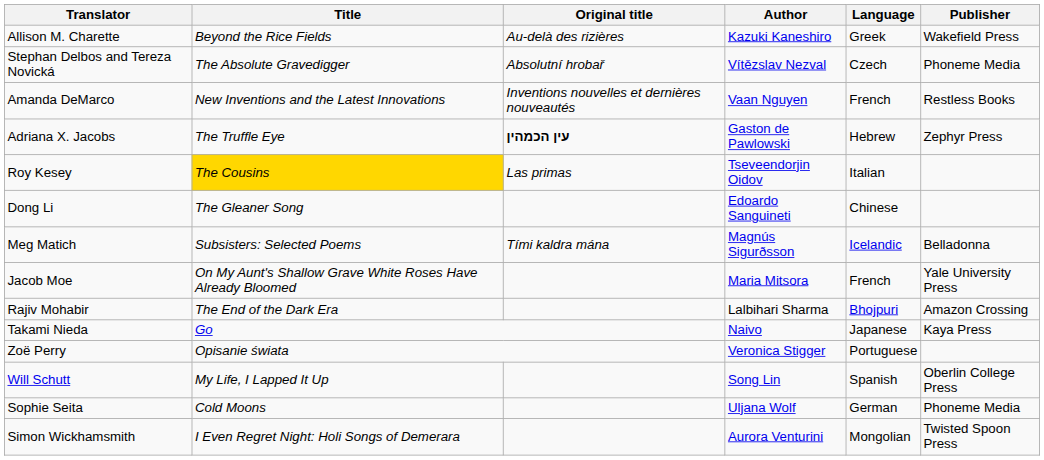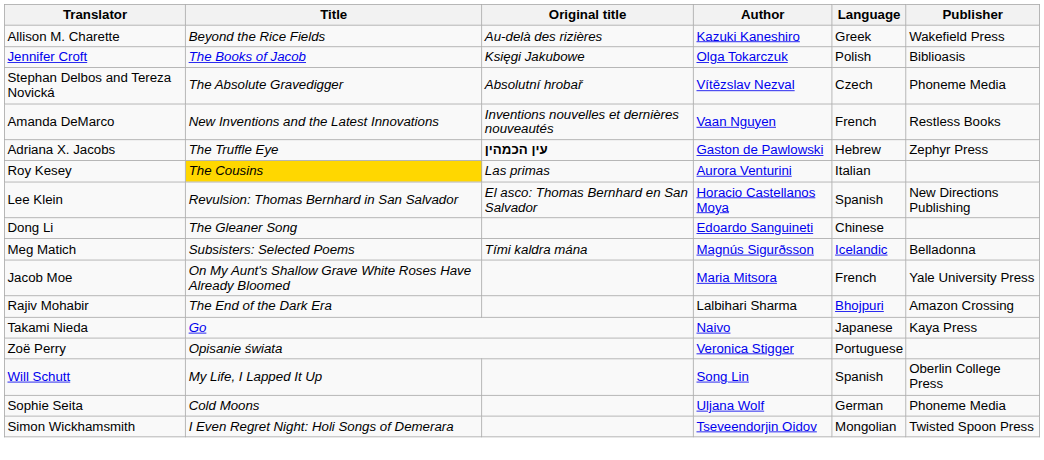+ row: (47, 57)
(769, 172) Tseveendorjin Oidov -> (744, 171) Aurora Venturini
+ row: (35, 199)
(776, 436) Aurora Venturini -> (757, 426) Tseveendorjin Oidov
